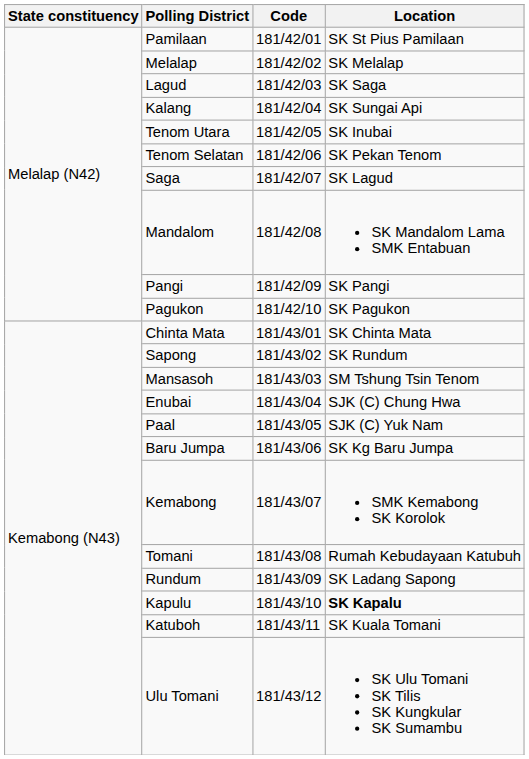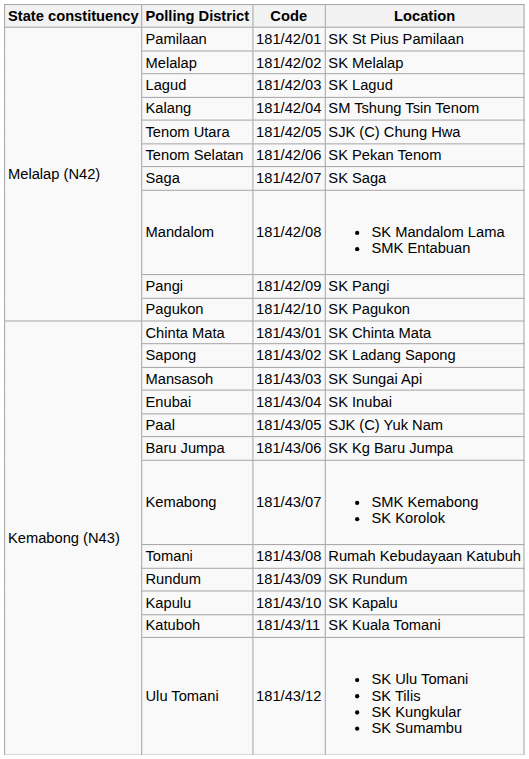(357, 85) SK Saga -> (361, 85) SK Lagud
(375, 108) SK Sungai Api -> (404, 108) SM Tshung Tsin Tenom
(360, 131) SK Inubai -> (394, 131) SJK (C) Chung Hwa
(361, 178) SK Lagud -> (357, 178) SK Saga
(368, 355) SK Rundum -> (392, 355) SK Ladang Sapong
(404, 378) SM Tshung Tsin Tenom -> (375, 378) SK Sungai Api
(394, 402) SJK (C) Chung Hwa -> (360, 402) SK Inubai
(392, 579) SK Ladang Sapong -> (368, 579) SK Rundum
(365, 602) bold -> (363, 602) normal
